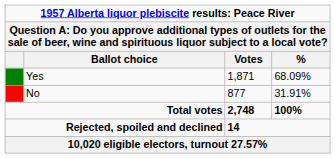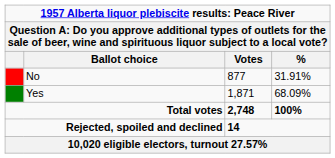rows swapped: (35, 76) <-> (33, 93)
